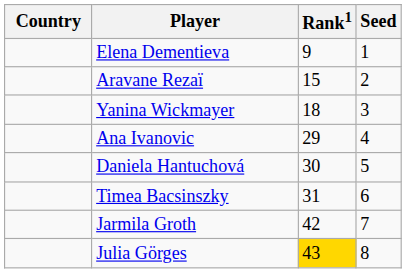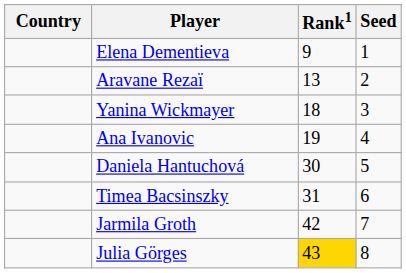(311, 81) 15 -> (311, 81) 13
(311, 138) 29 -> (311, 138) 19
